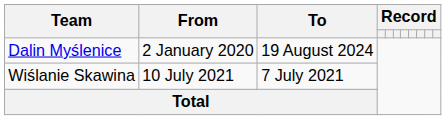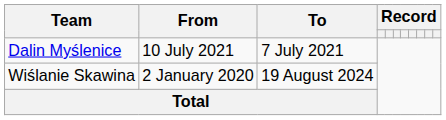(198, 50) 2 January 2020 -> (188, 50) 10 July 2021
(317, 50) 19 August 2024 -> (303, 50) 7 July 2021
(188, 76) 10 July 2021 -> (198, 76) 2 January 2020
(303, 76) 7 July 2021 -> (317, 76) 19 August 2024
